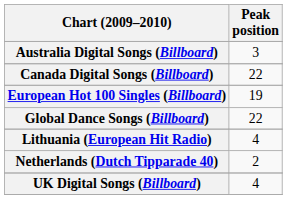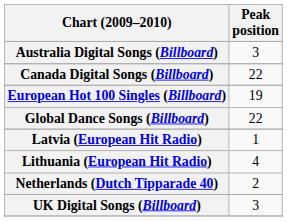+ row: (117, 140)
(256, 183) 4 -> (256, 205) 3
